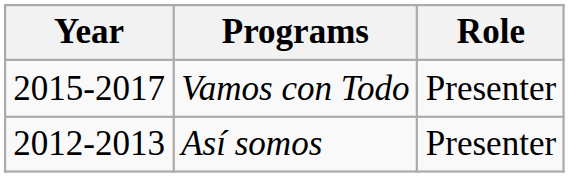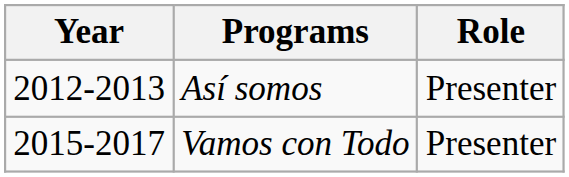rows swapped: (295, 87) <-> (252, 143)
